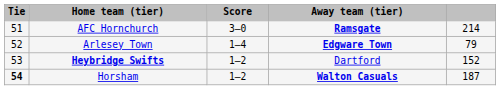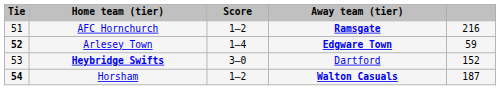(238, 28) 3–0 -> (238, 28) 1–2
(471, 28) 214 -> (471, 28) 216
(17, 44) normal -> (17, 44) bold
(471, 44) 79 -> (471, 44) 59
(238, 61) 1–2 -> (238, 61) 3–0
